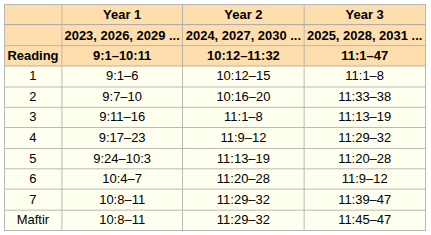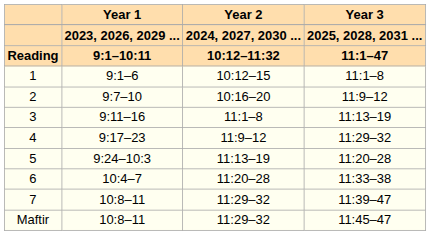(365, 96) 11:33–38 -> (365, 96) 11:9–12
(365, 179) 11:9–12 -> (365, 179) 11:33–38
